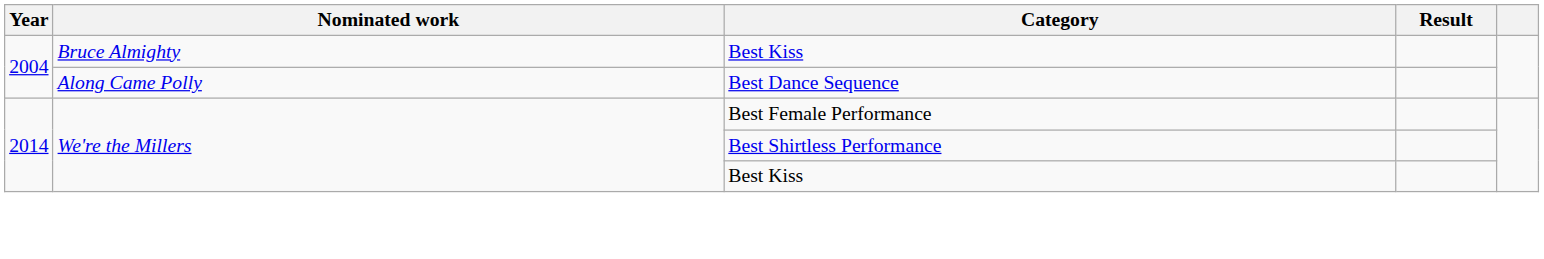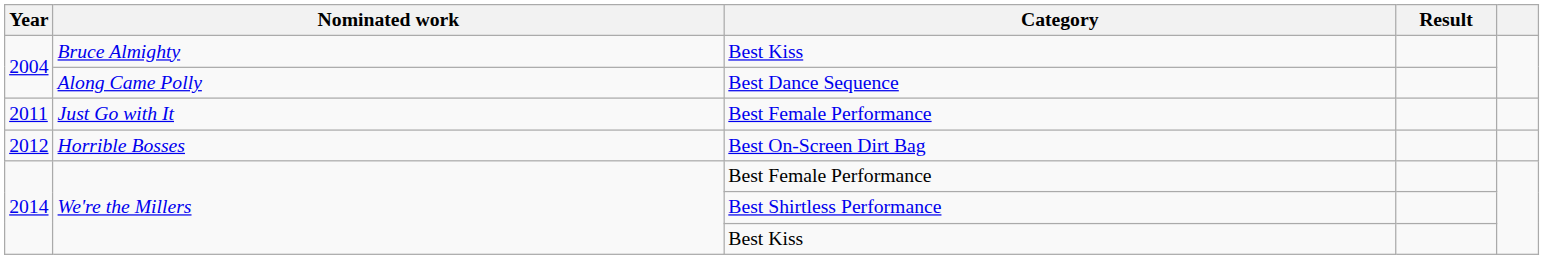+ row: (116, 113)
+ row: (121, 144)
